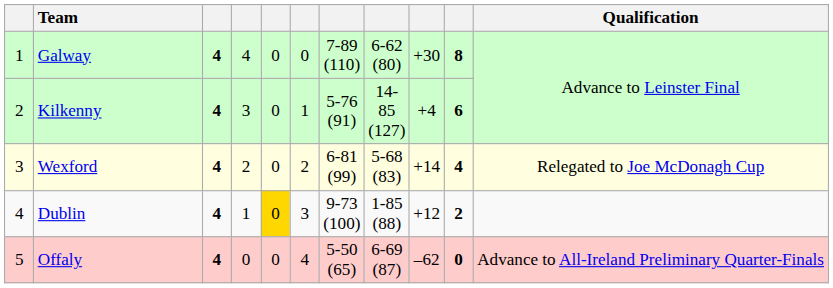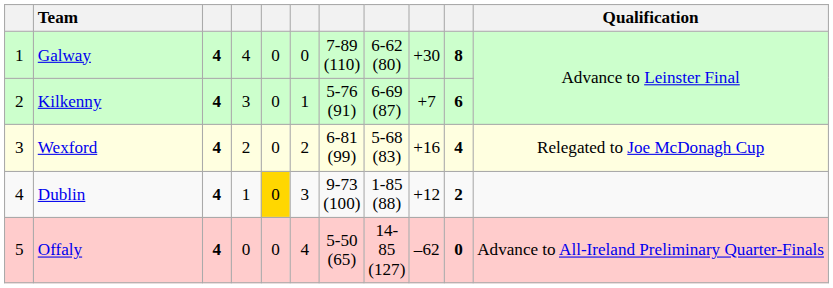(387, 110) 14-85 (127) -> (387, 101) 6-69 (87)
(427, 110) +4 -> (427, 101) +7
(427, 166) +14 -> (427, 147) +16
(387, 259) 6-69 (87) -> (387, 250) 14-85 (127)
